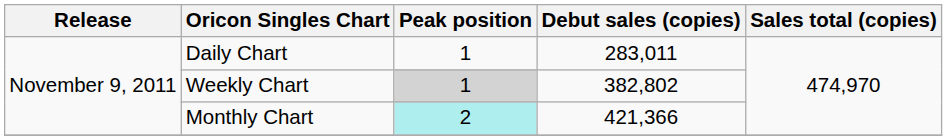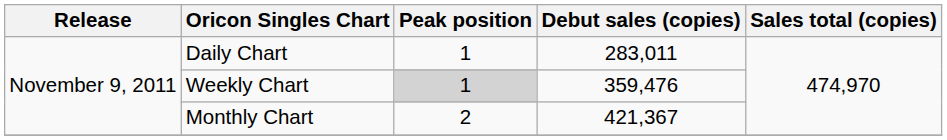(641, 85) 382,802 -> (641, 85) 359,476
(465, 118) paleturquoise background -> (465, 118) no background
(641, 118) 421,366 -> (641, 118) 421,367
